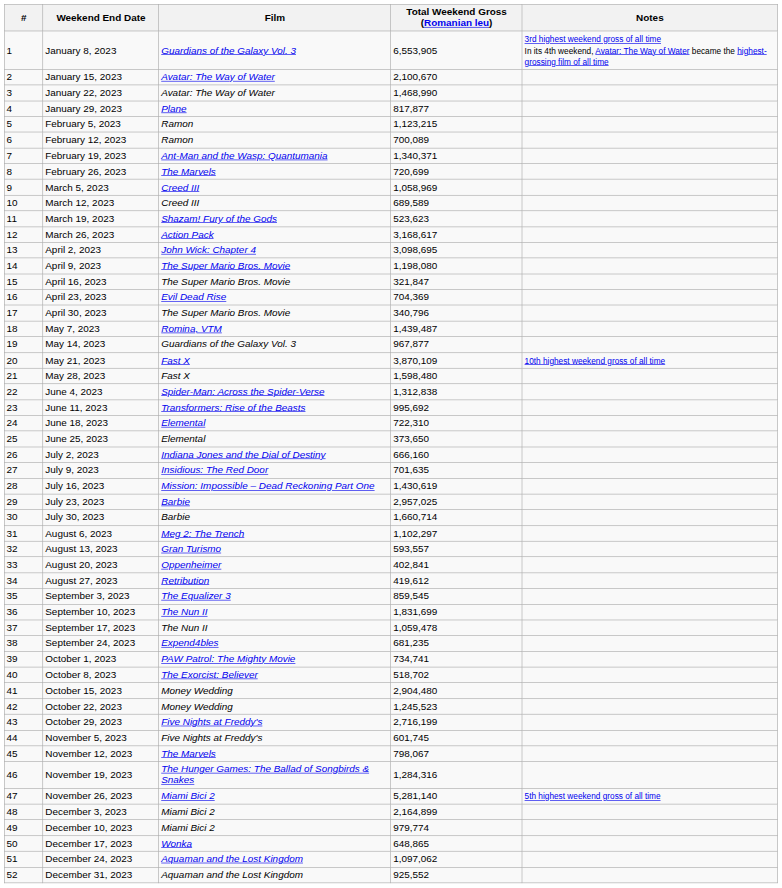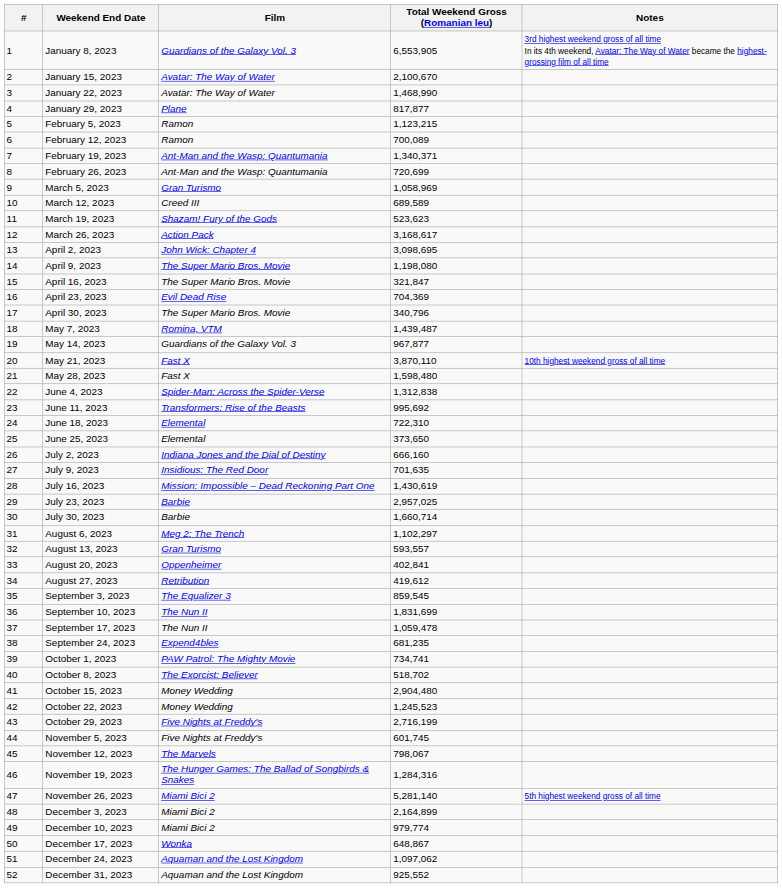(189, 171) The Marvels -> (244, 171) Ant-Man and the Wasp: Quantumania
(180, 187) Creed III -> (191, 187) Gran Turismo
(415, 360) 3,870,109 -> (415, 360) 3,870,110
(411, 843) 648,865 -> (411, 843) 648,867
